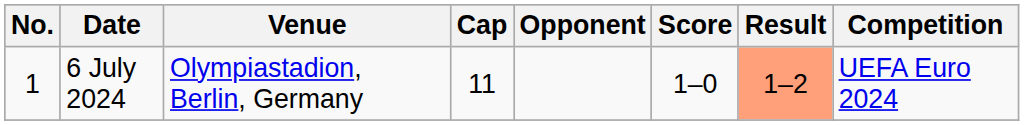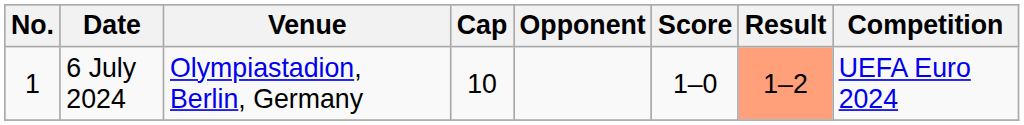(482, 83) 11 -> (482, 83) 10
